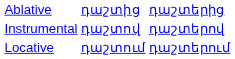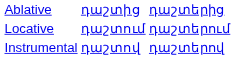rows swapped: (41, 28) <-> (29, 47)
